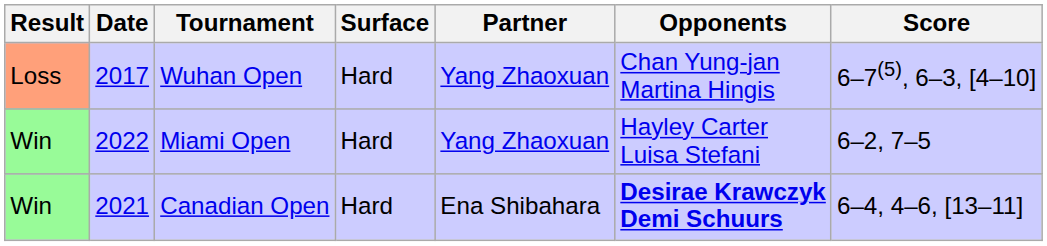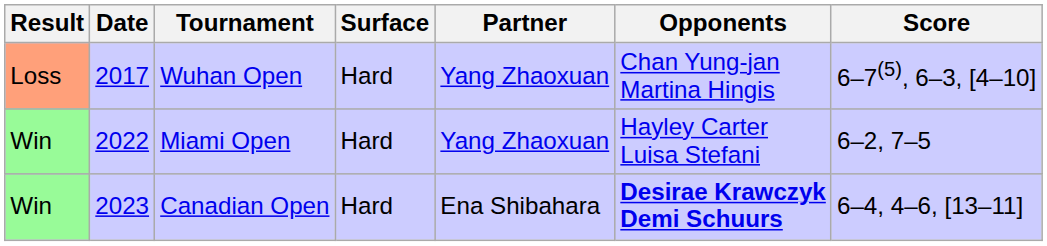(122, 206) 2021 -> (122, 206) 2023
